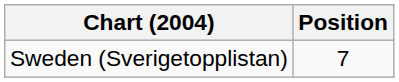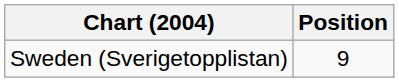(343, 58) 7 -> (343, 58) 9
